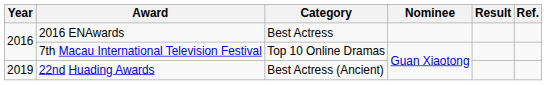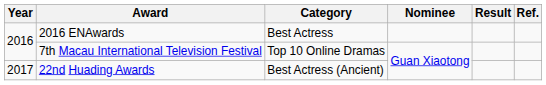(20, 70) 2019 -> (20, 70) 2017
